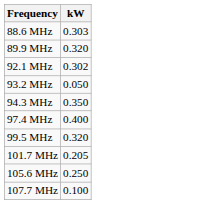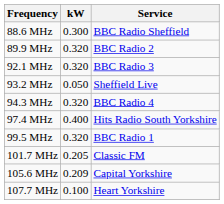+ column: (155, 13)
(76, 31) 0.303 -> (76, 31) 0.300
(76, 66) 0.302 -> (76, 66) 0.320
(76, 102) 0.350 -> (76, 102) 0.320
(76, 173) 0.250 -> (76, 173) 0.209
